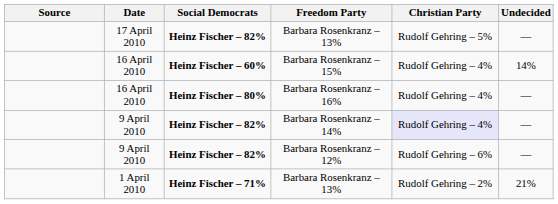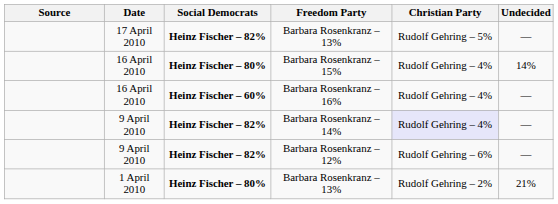(217, 65) Heinz Fischer – 60% -> (217, 65) Heinz Fischer – 80%
(217, 95) Heinz Fischer – 80% -> (217, 95) Heinz Fischer – 60%
(217, 183) Heinz Fischer – 71% -> (217, 183) Heinz Fischer – 80%
